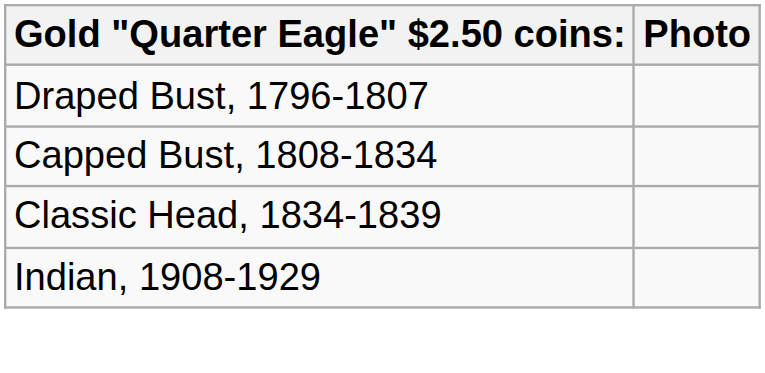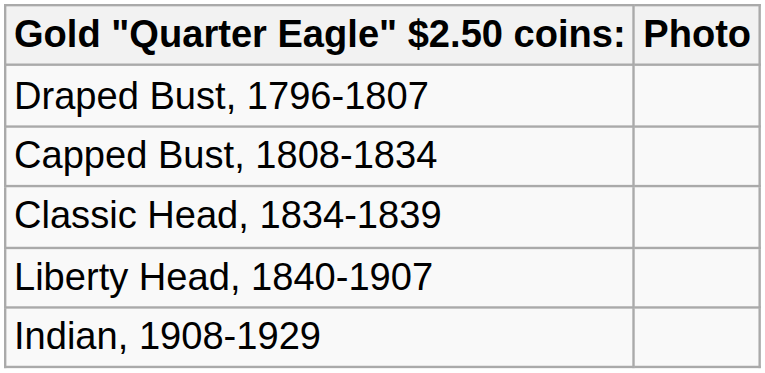+ row: (224, 276)
